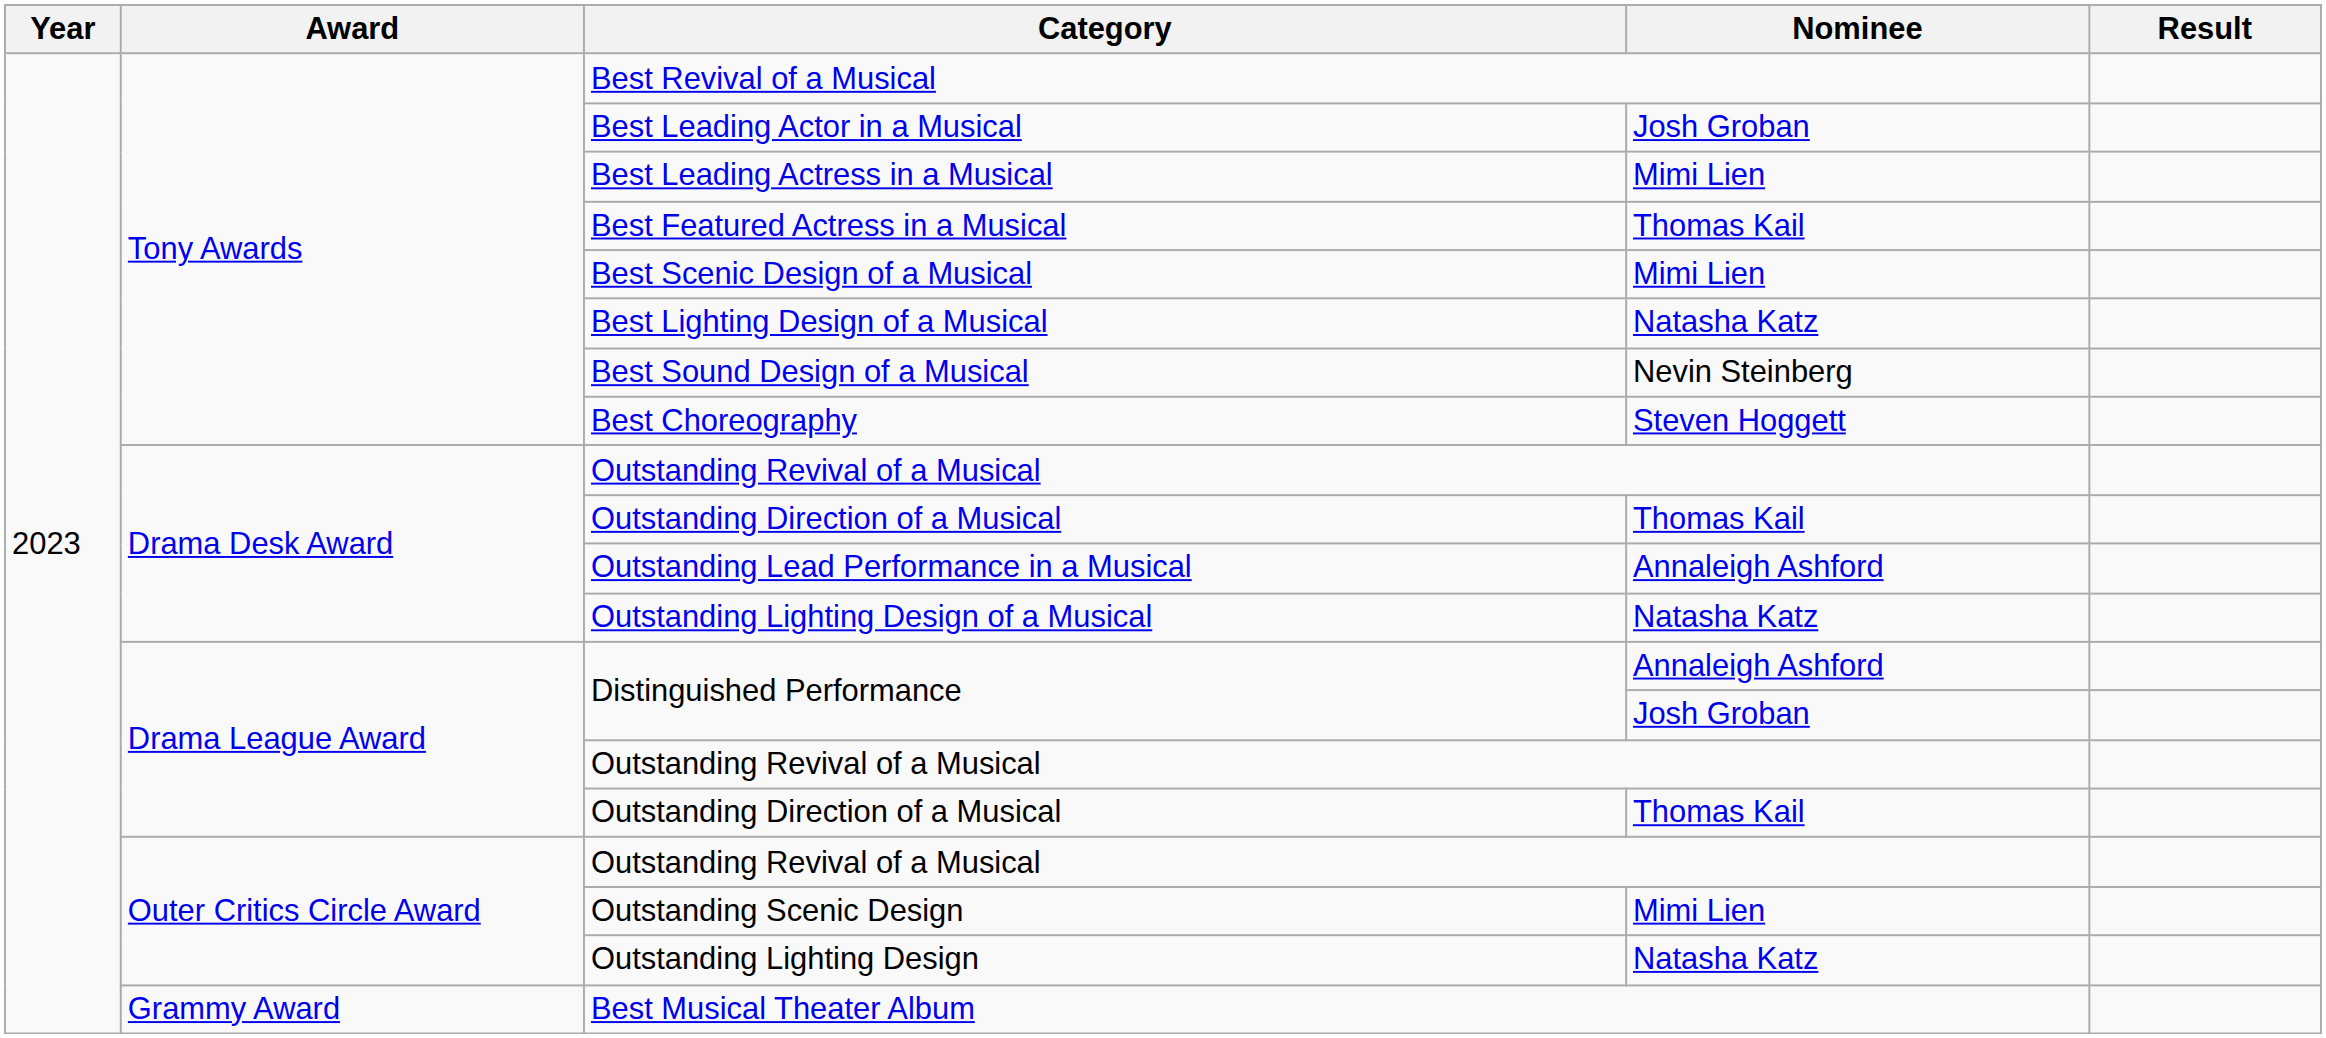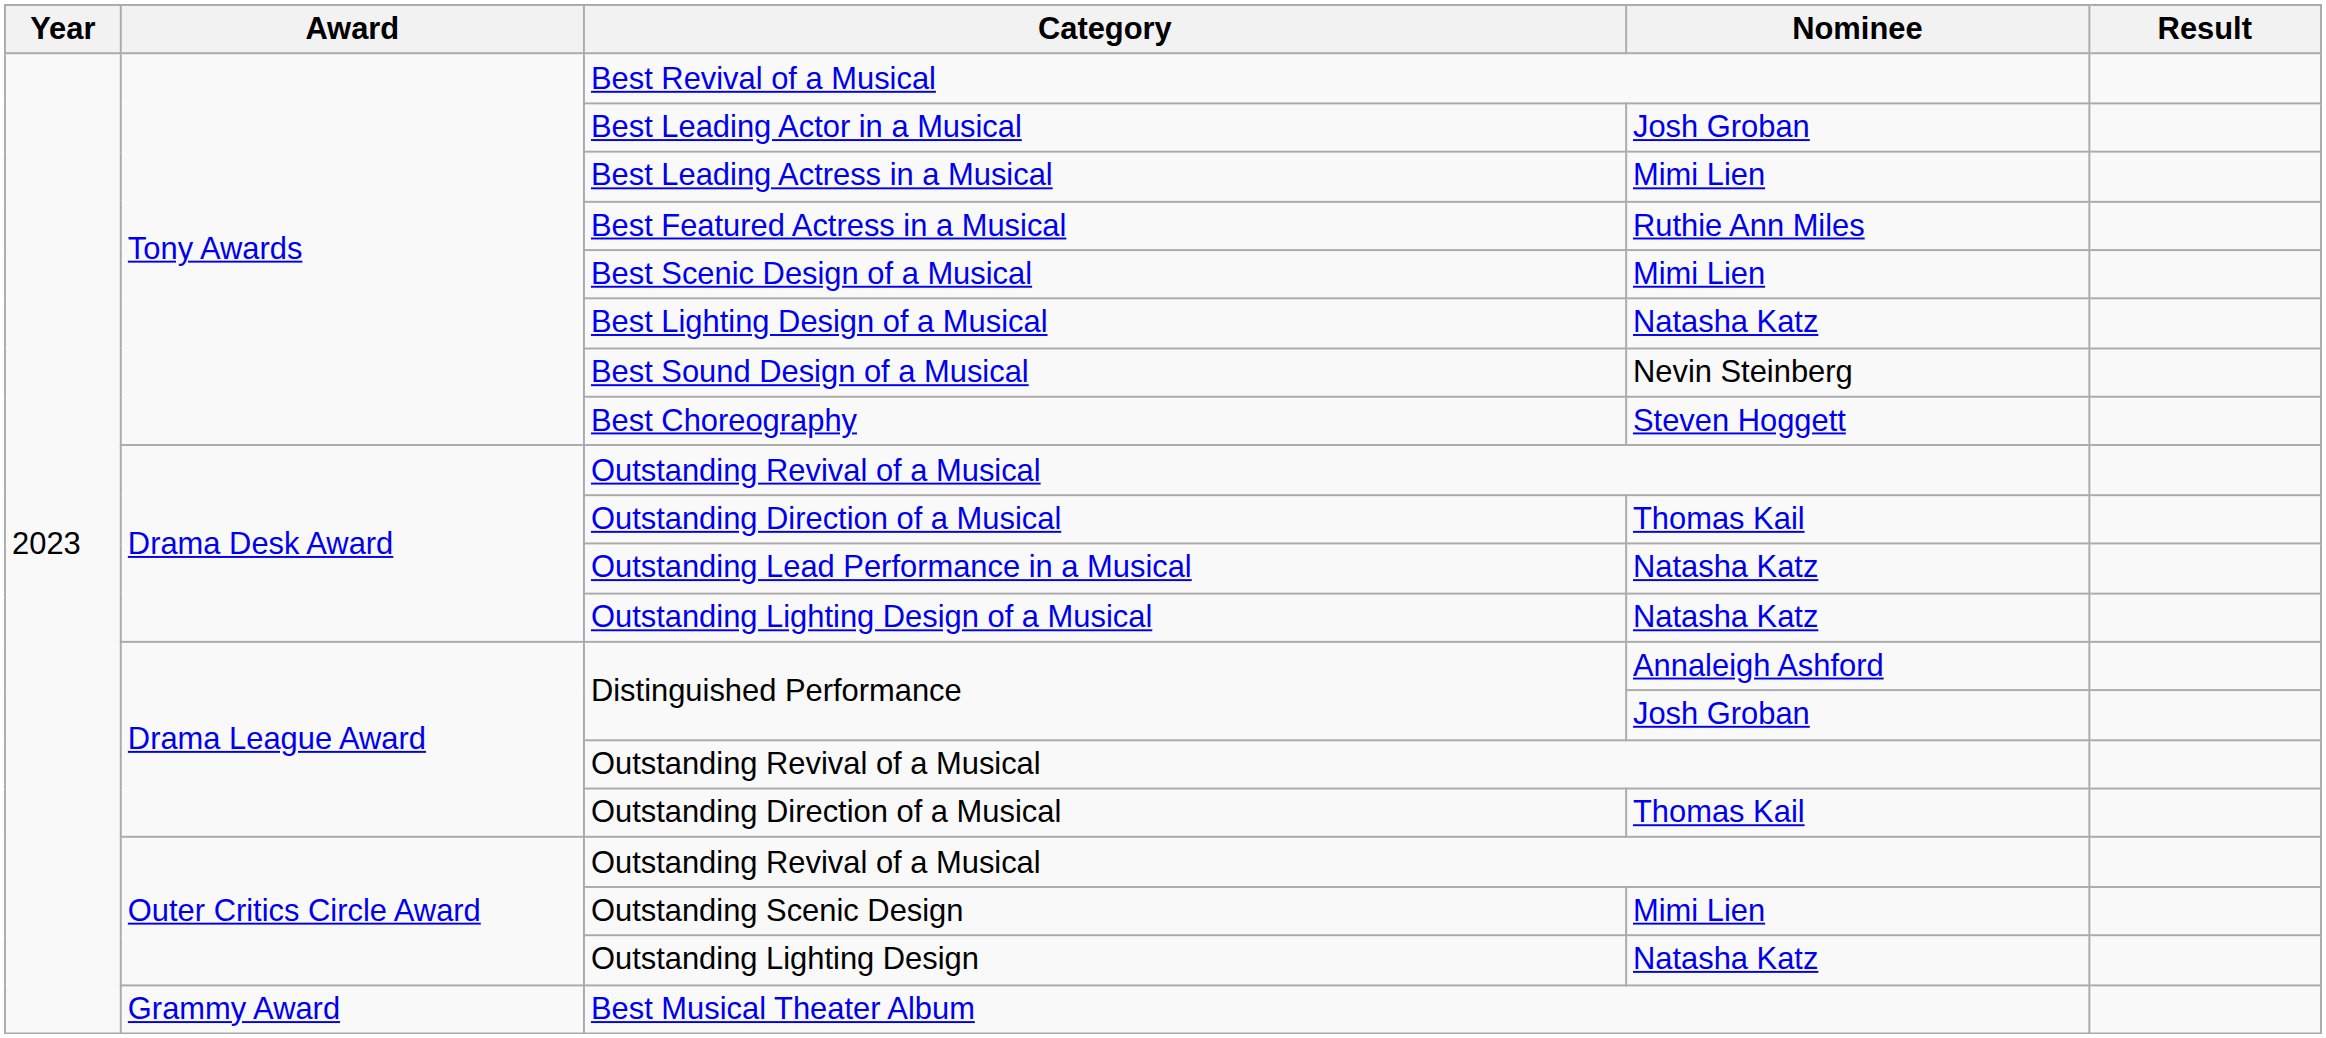(1719, 224) Thomas Kail -> (1749, 224) Ruthie Ann Miles
(1758, 567) Annaleigh Ashford -> (1726, 567) Natasha Katz
